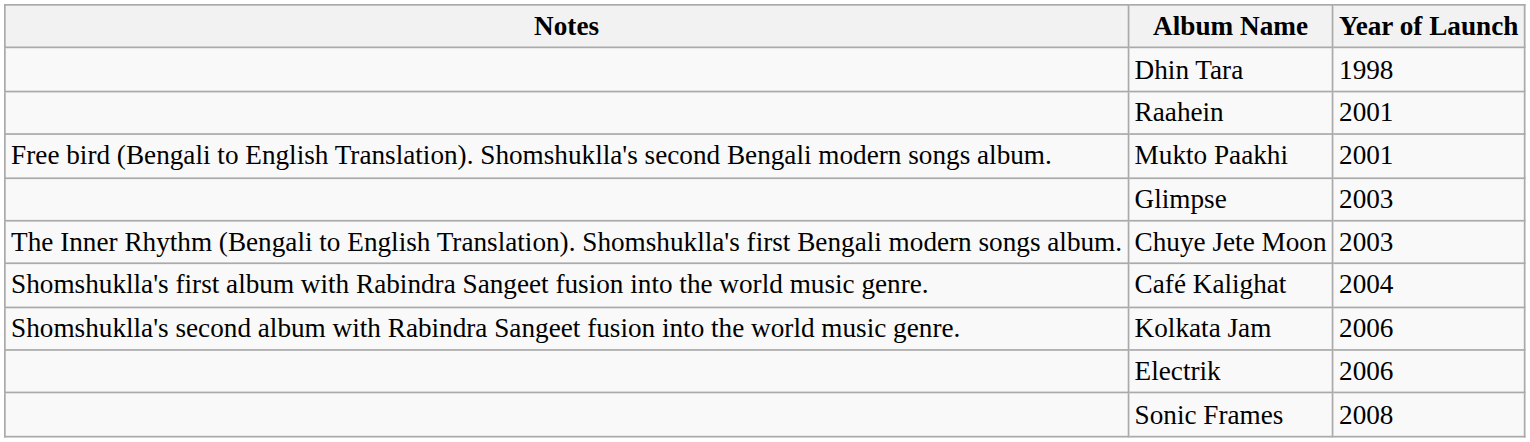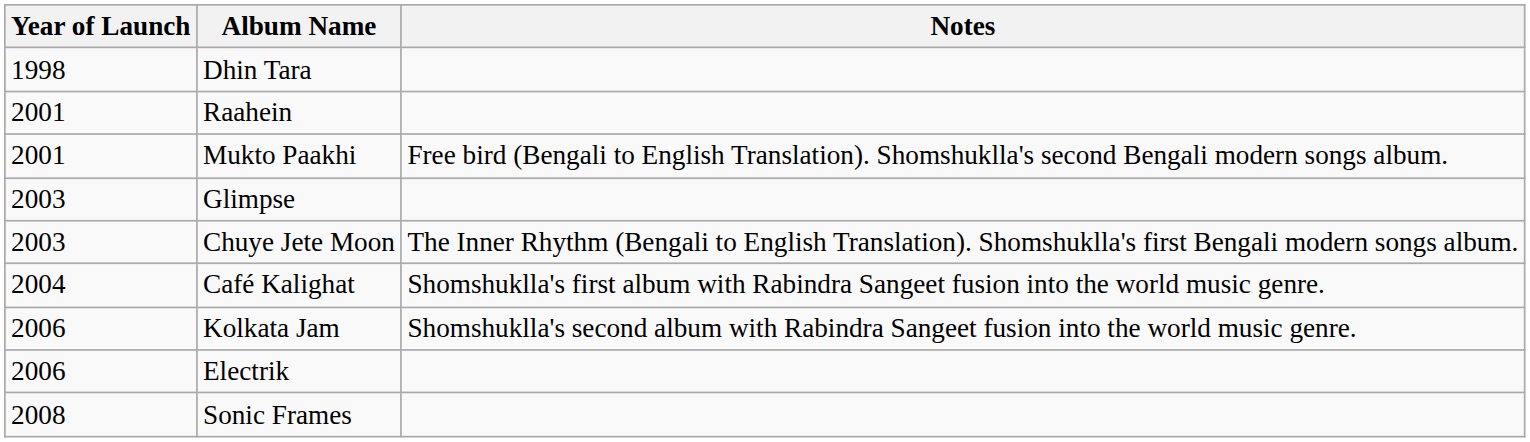columns swapped: (1429, 26) <-> (567, 26)
